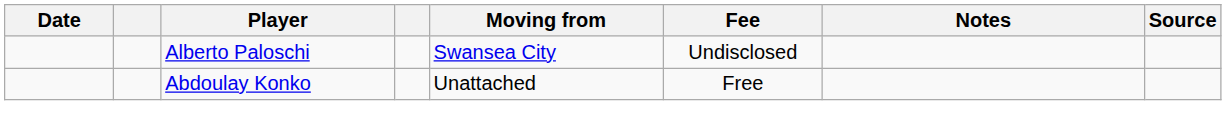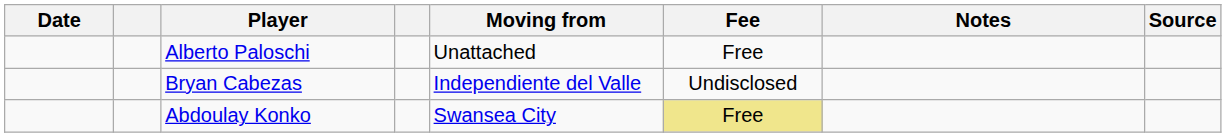(495, 52) Swansea City -> (485, 52) Unattached
(743, 52) Undisclosed -> (743, 52) Free
+ row: (234, 83)
(485, 83) Unattached -> (495, 115) Swansea City
(743, 83) no background -> (743, 115) khaki background
